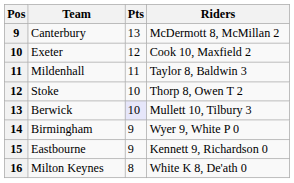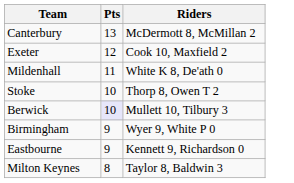- column: (16, 14)
(198, 71) Taylor 8, Baldwin 3 -> (174, 71) White K 8, De'ath 0
(198, 168) White K 8, De'ath 0 -> (174, 168) Taylor 8, Baldwin 3
